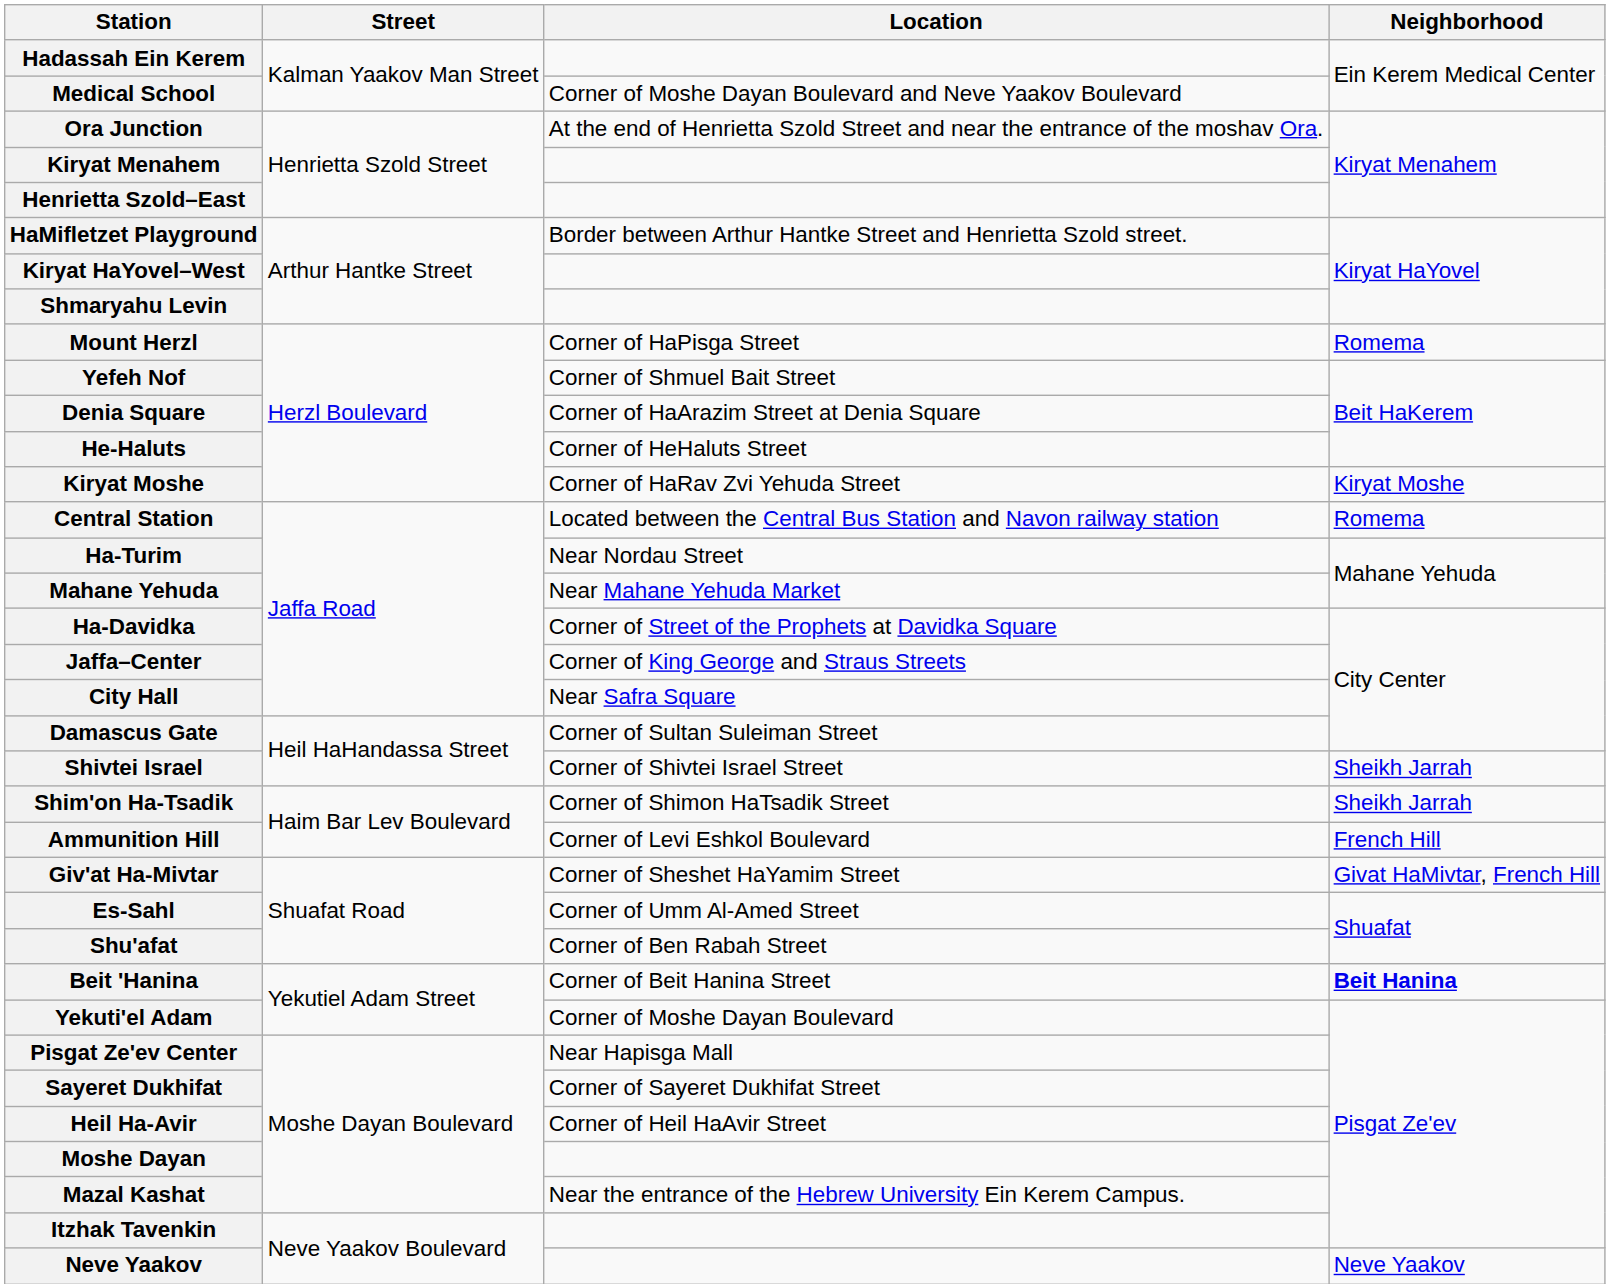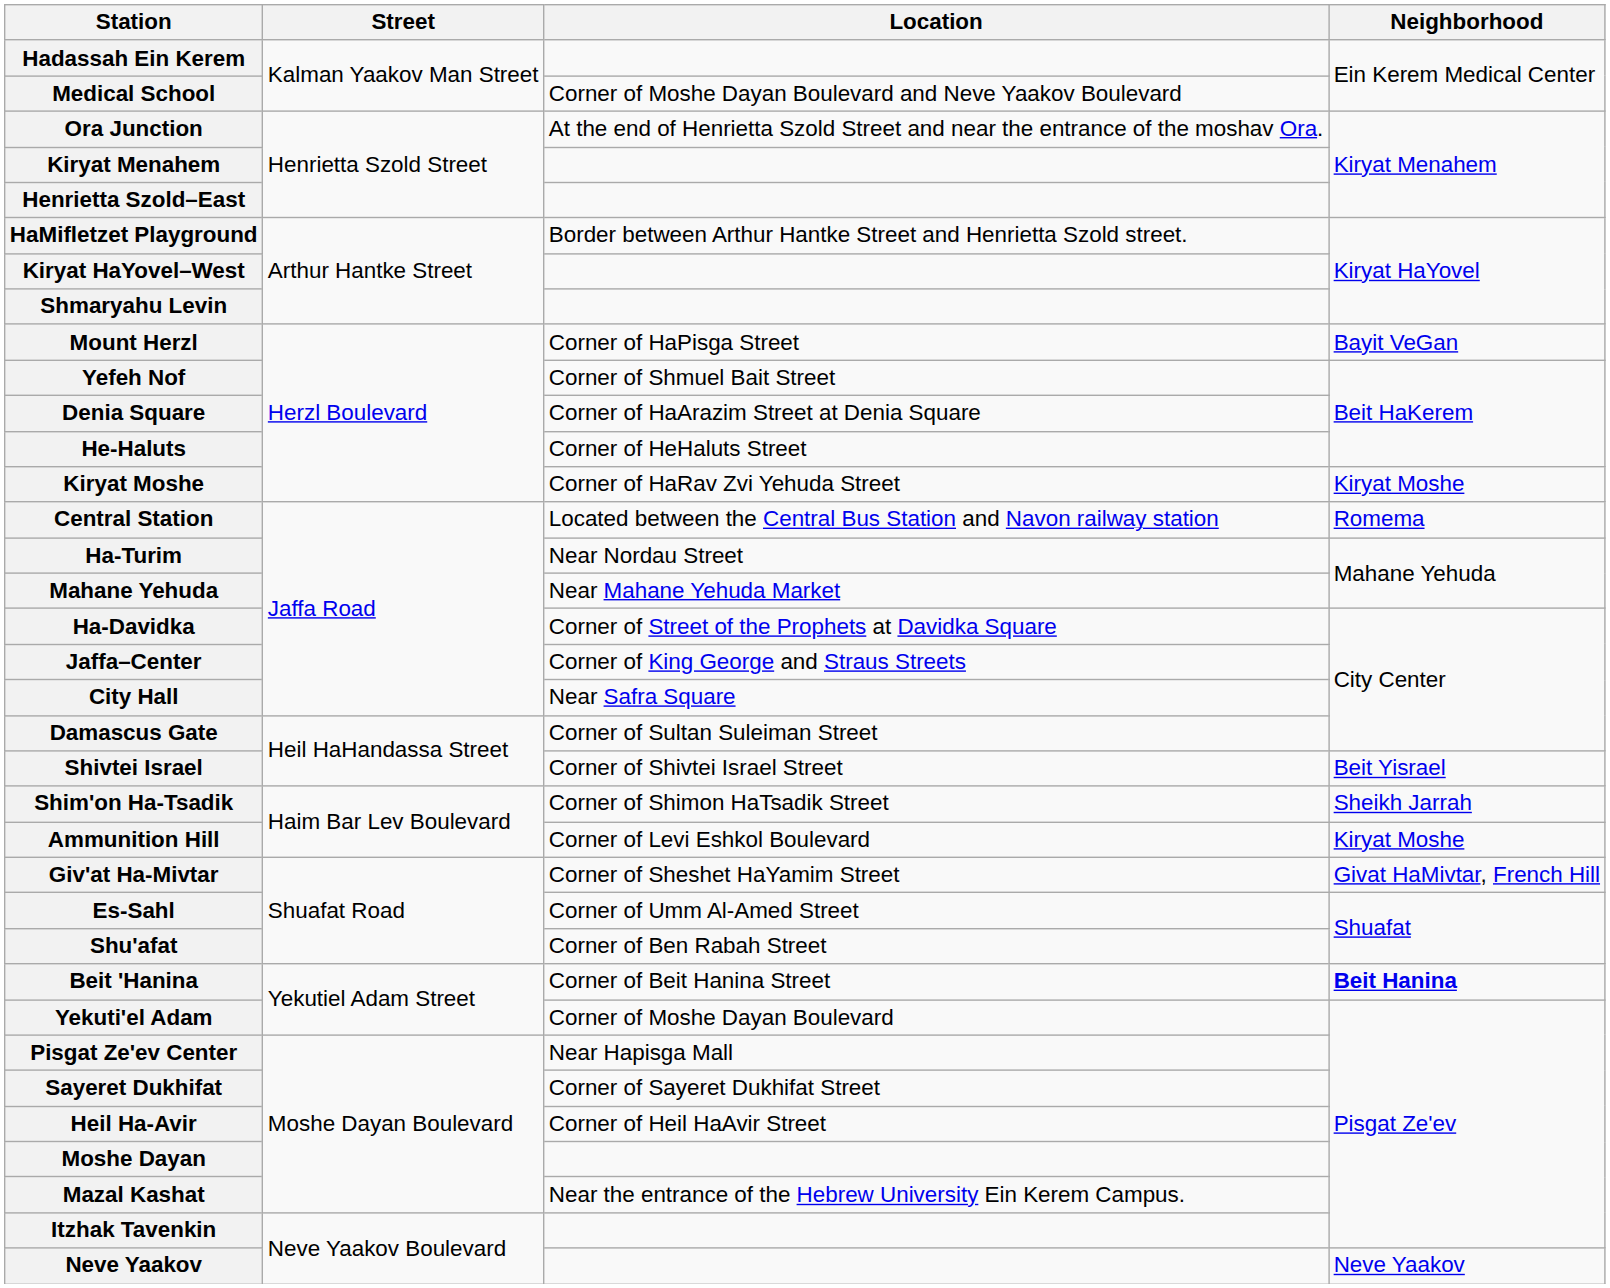(1379, 341) Romema -> (1396, 341) Bayit VeGan
(1403, 768) Sheikh Jarrah -> (1390, 768) Beit Yisrael
(1387, 839) French Hill -> (1399, 839) Kiryat Moshe
